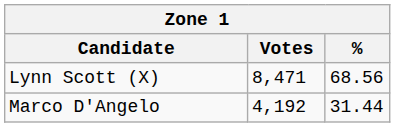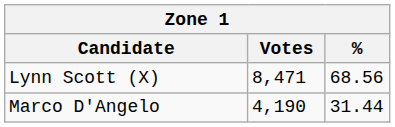(279, 107) 4,192 -> (279, 107) 4,190
